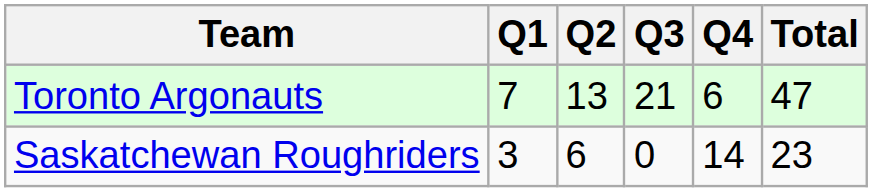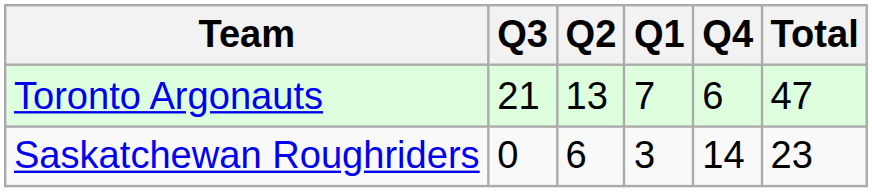columns swapped: (523, 34) <-> (659, 34)
